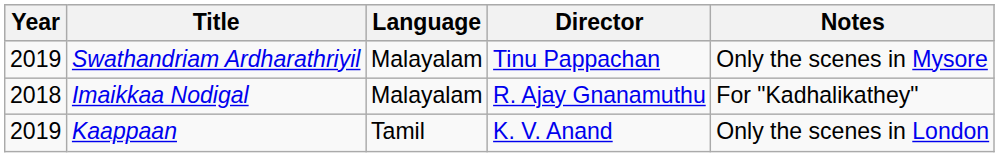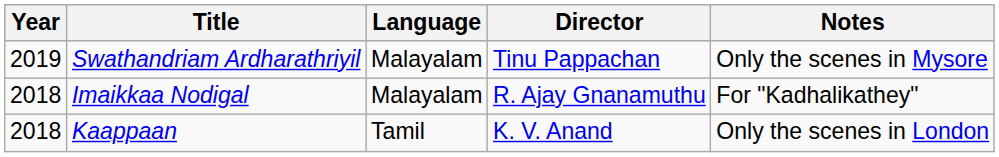(36, 132) 2019 -> (36, 132) 2018
